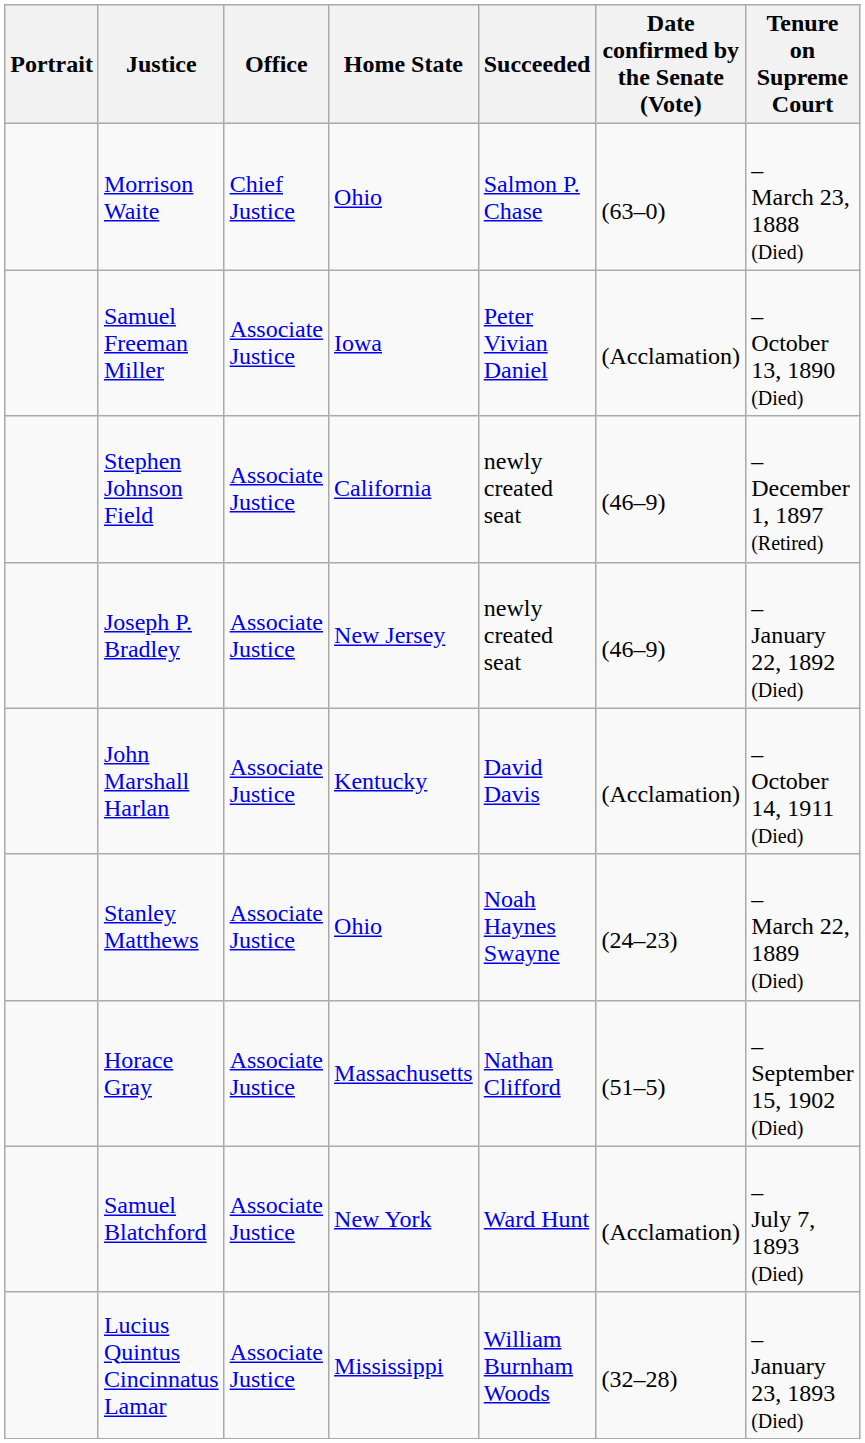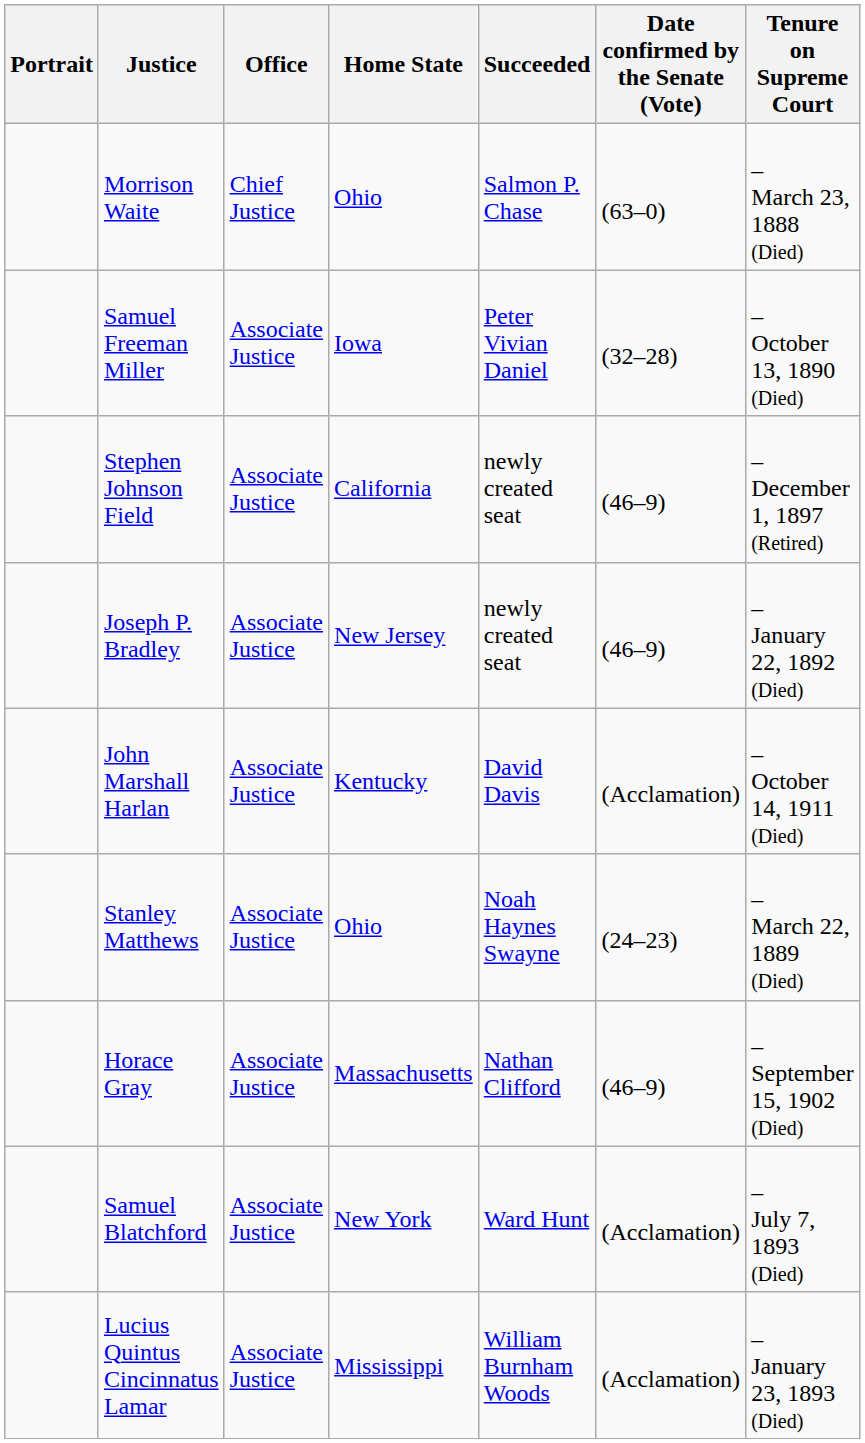(671, 356) (Acclamation) -> (639, 356) (32–28)
(633, 1086) (51–5) -> (633, 1086) (46–9)
(639, 1378) (32–28) -> (671, 1378) (Acclamation)
